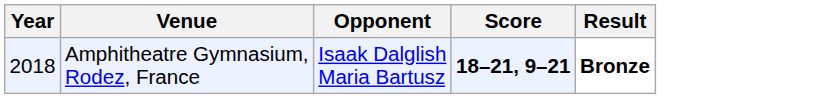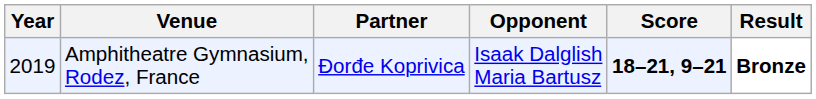+ column: (391, 21)
(32, 65) 2018 -> (32, 65) 2019
